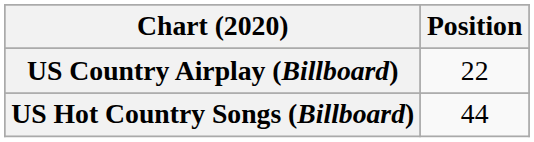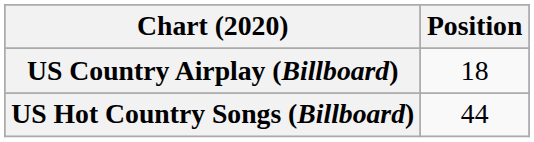(475, 70) 22 -> (475, 70) 18
